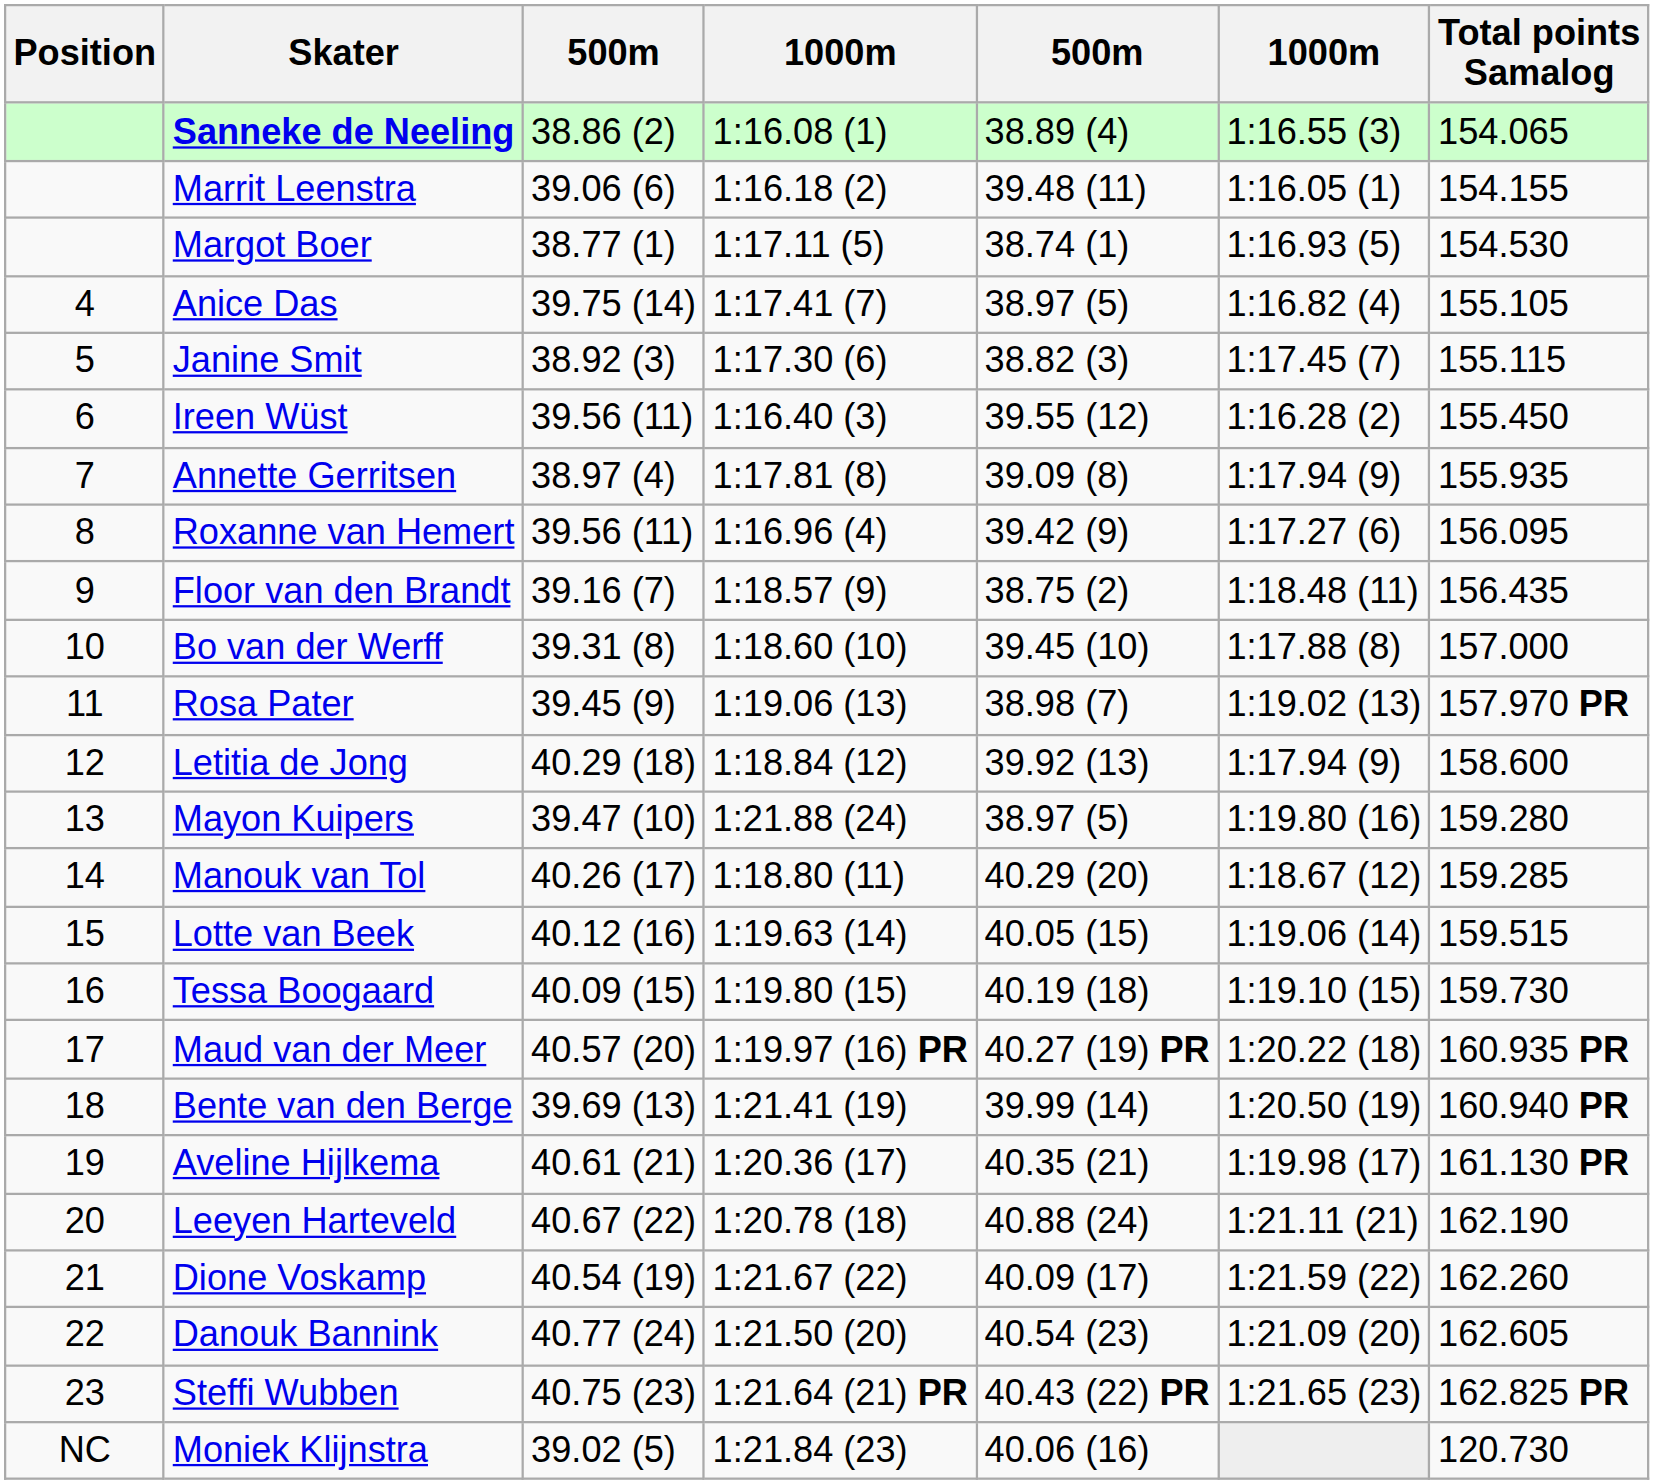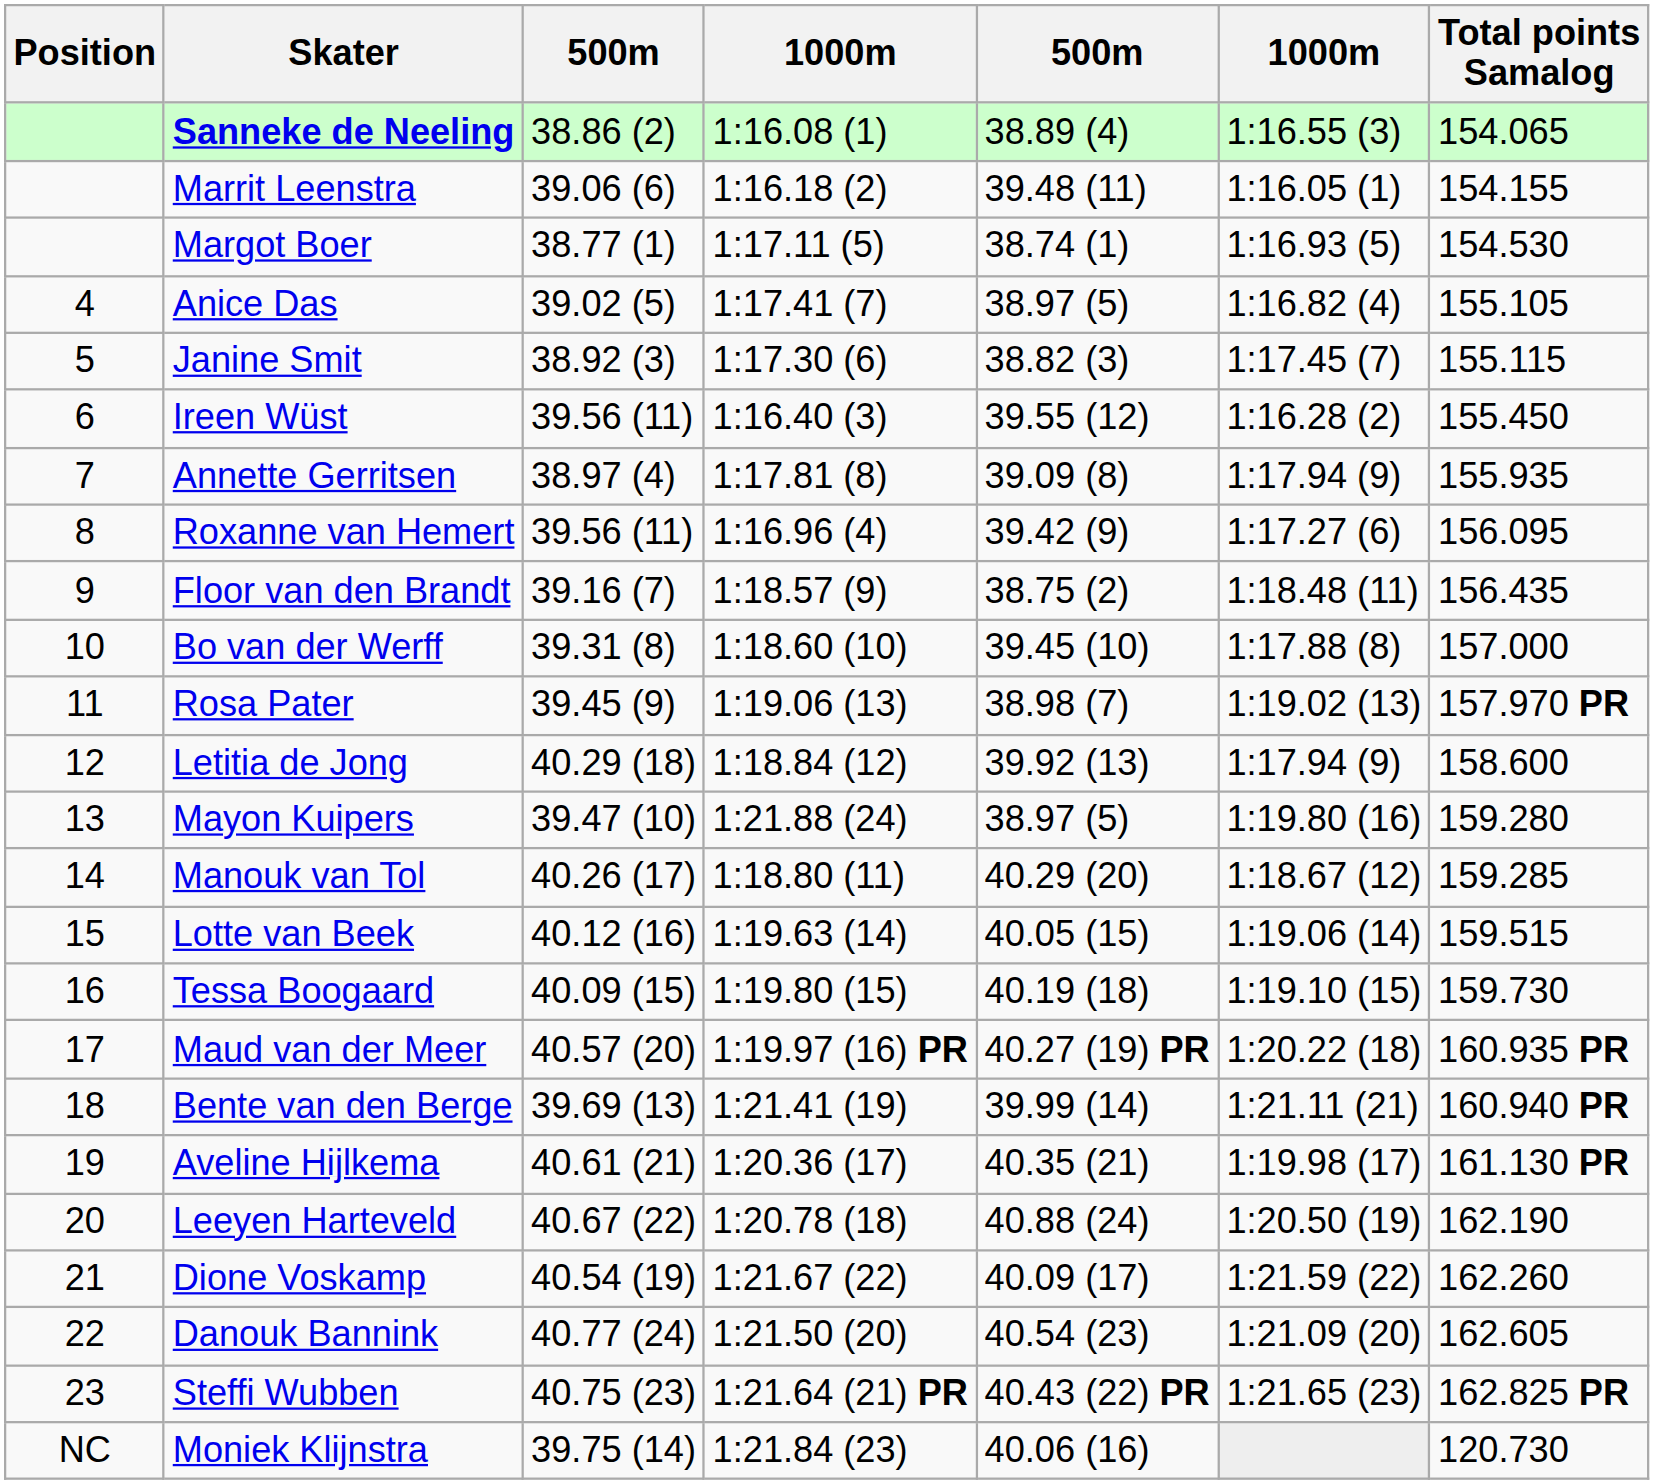(614, 303) 39.75 (14) -> (603, 303) 39.02 (5)
(1324, 1106) 1:20.50 (19) -> (1323, 1106) 1:21.11 (21)
(1323, 1220) 1:21.11 (21) -> (1324, 1220) 1:20.50 (19)
(603, 1450) 39.02 (5) -> (614, 1450) 39.75 (14)
